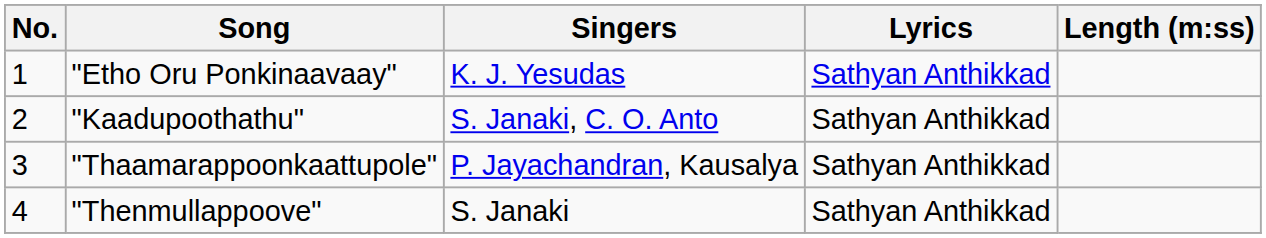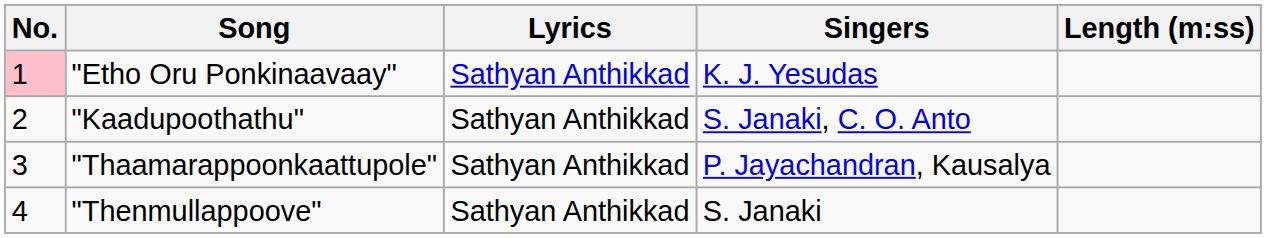columns swapped: (624, 28) <-> (931, 28)
(20, 74) no background -> (20, 74) pink background
